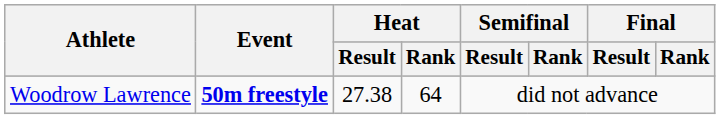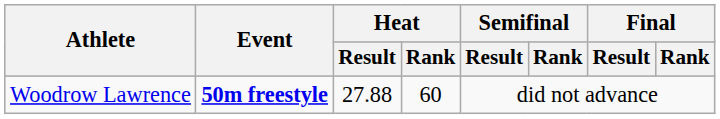(367, 94) 27.38 -> (367, 94) 27.88
(431, 94) 64 -> (431, 94) 60
